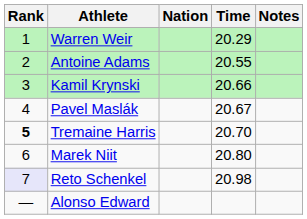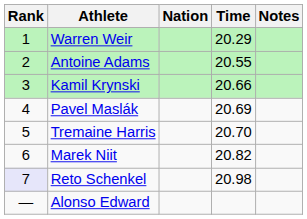(233, 109) 20.67 -> (233, 109) 20.69
(26, 132) bold -> (26, 132) normal
(233, 156) 20.80 -> (233, 156) 20.82
